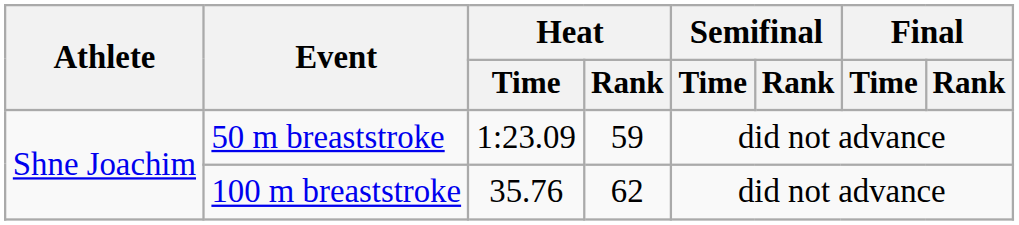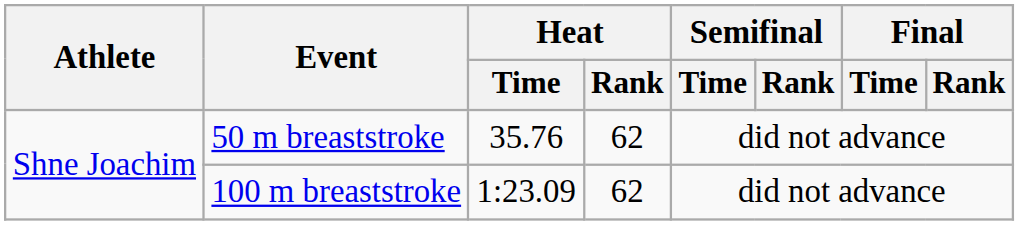(526, 137) 1:23.09 -> (526, 137) 35.76
(627, 137) 59 -> (627, 137) 62
(526, 191) 35.76 -> (526, 191) 1:23.09
